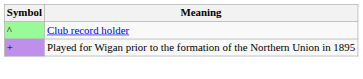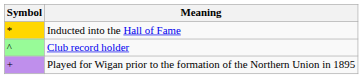+ row: (114, 30)
